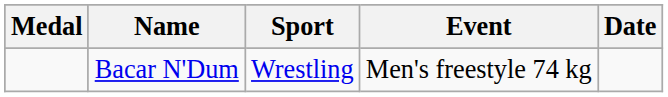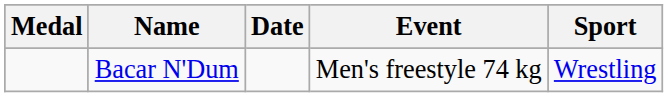columns swapped: (302, 26) <-> (630, 26)
